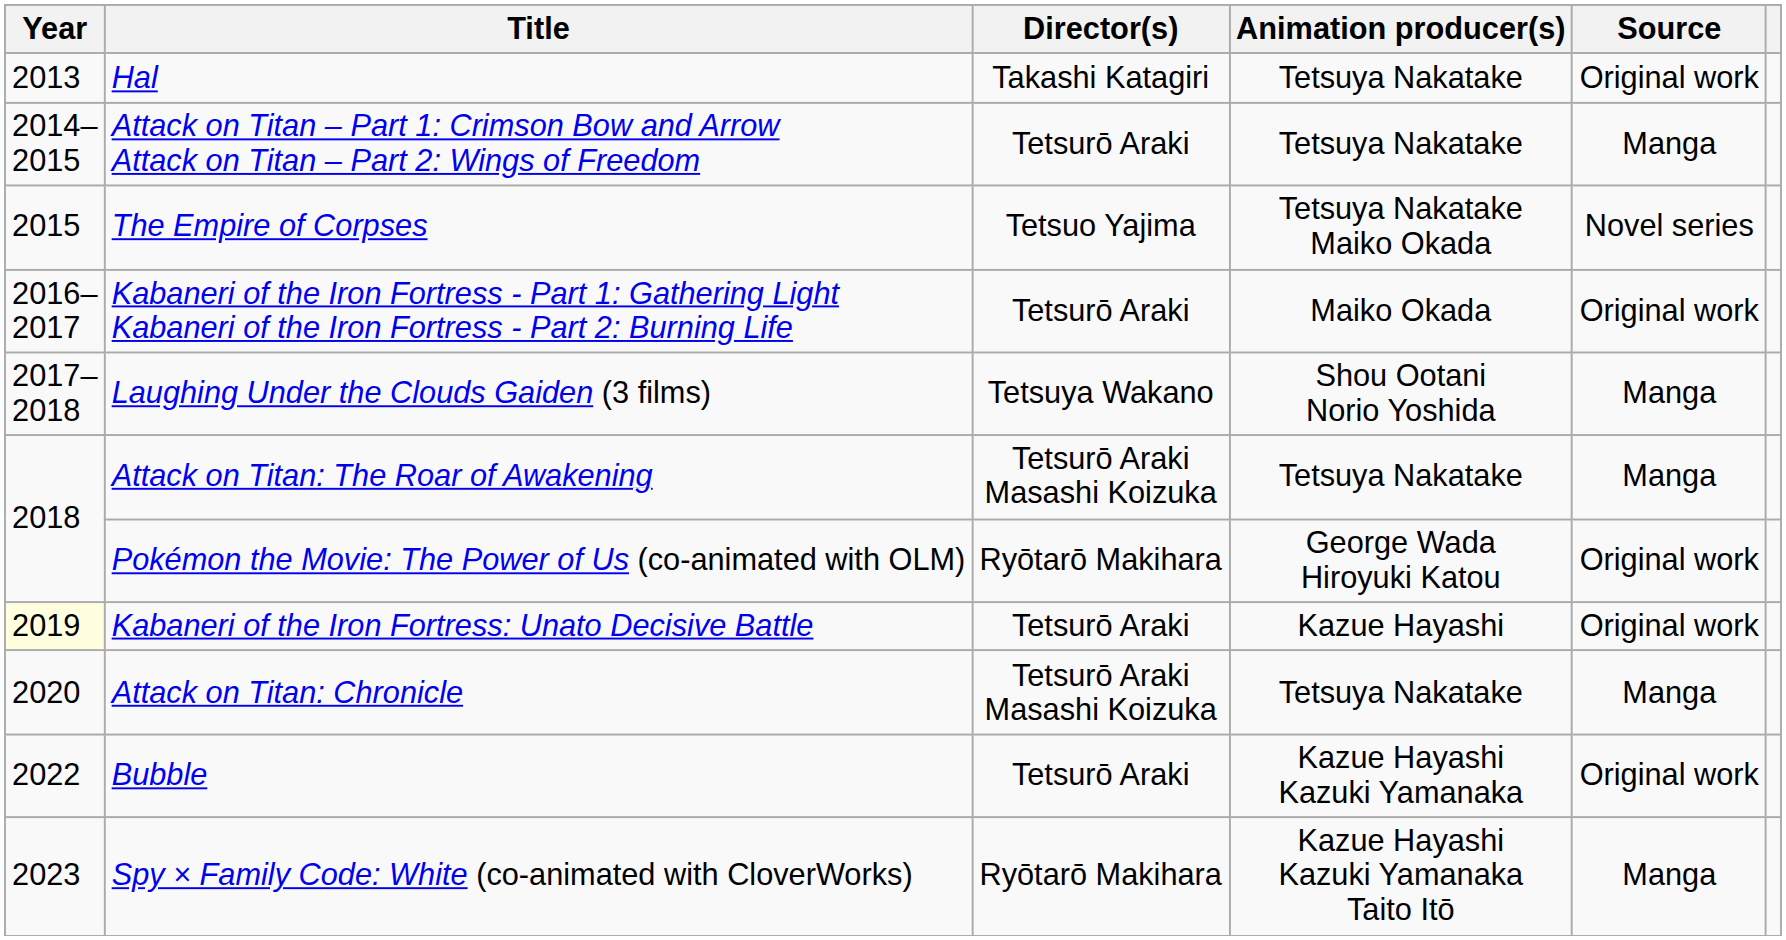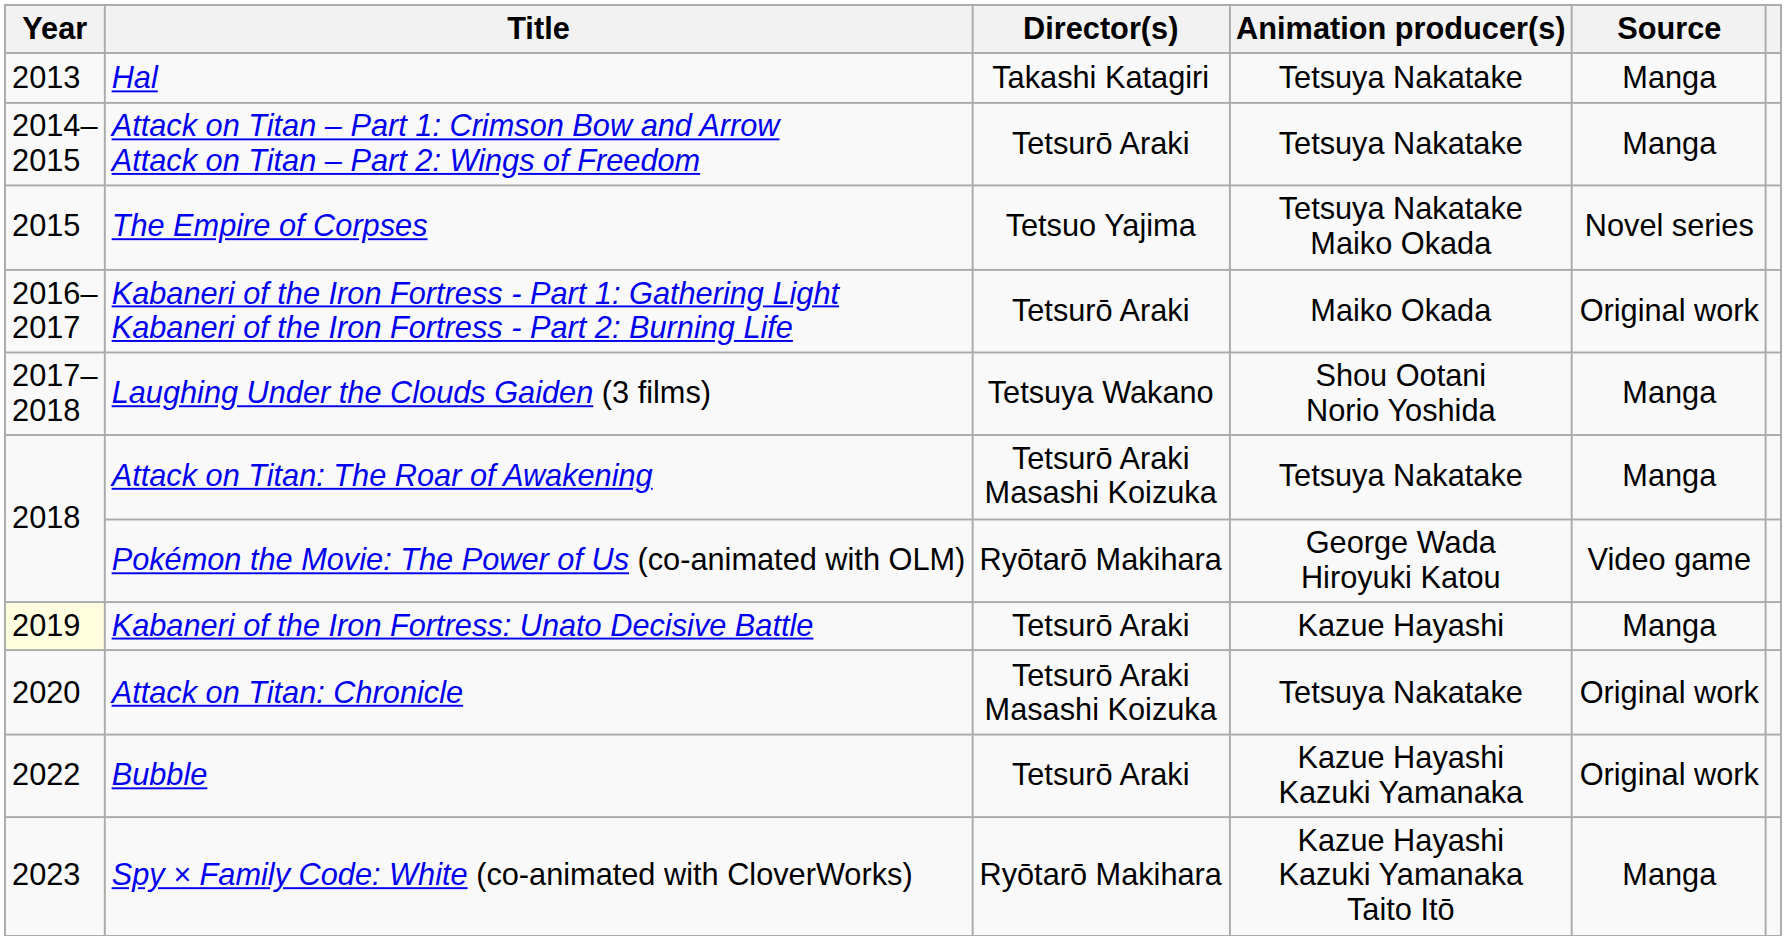(1669, 77) Original work -> (1669, 77) Manga
(1669, 559) Original work -> (1669, 559) Video game
(1669, 625) Original work -> (1669, 625) Manga
(1669, 691) Manga -> (1669, 691) Original work
